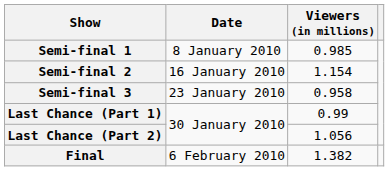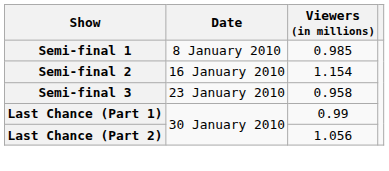- row: (85, 156)
